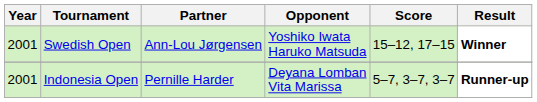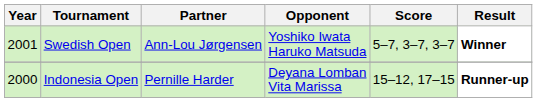(414, 44) 15–12, 17–15 -> (414, 44) 5–7, 3–7, 3–7
(22, 80) 2001 -> (22, 80) 2000
(414, 80) 5–7, 3–7, 3–7 -> (414, 80) 15–12, 17–15
